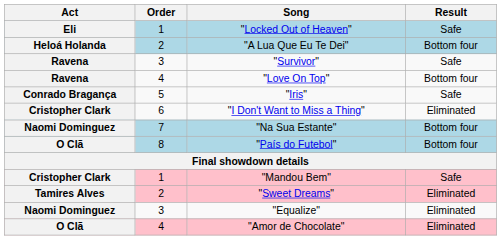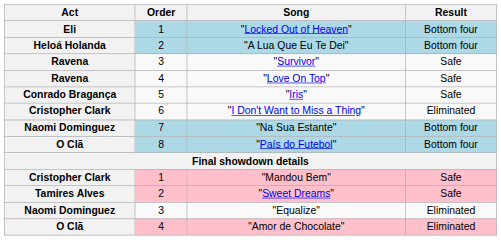(451, 29) Safe -> (451, 29) Bottom four
(451, 78) Bottom four -> (451, 78) Safe
(451, 194) Eliminated -> (451, 194) Safe
